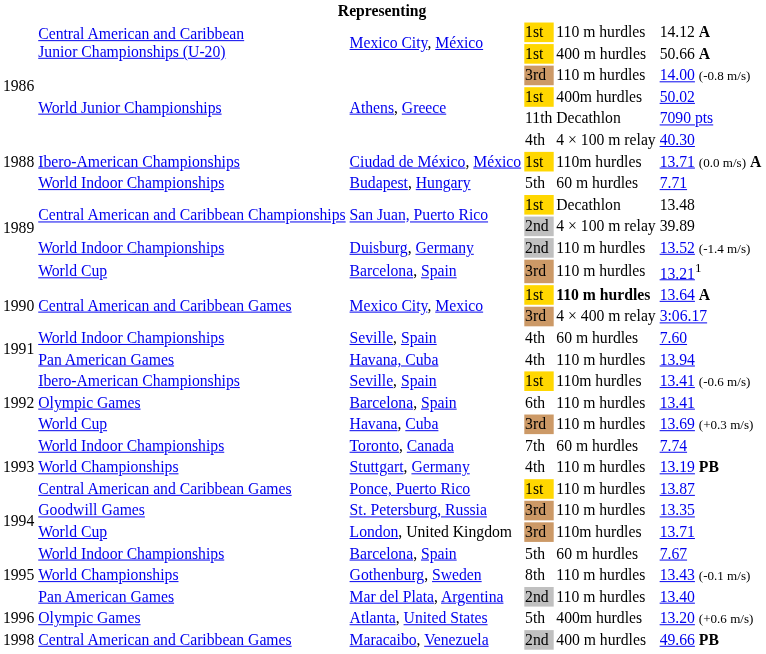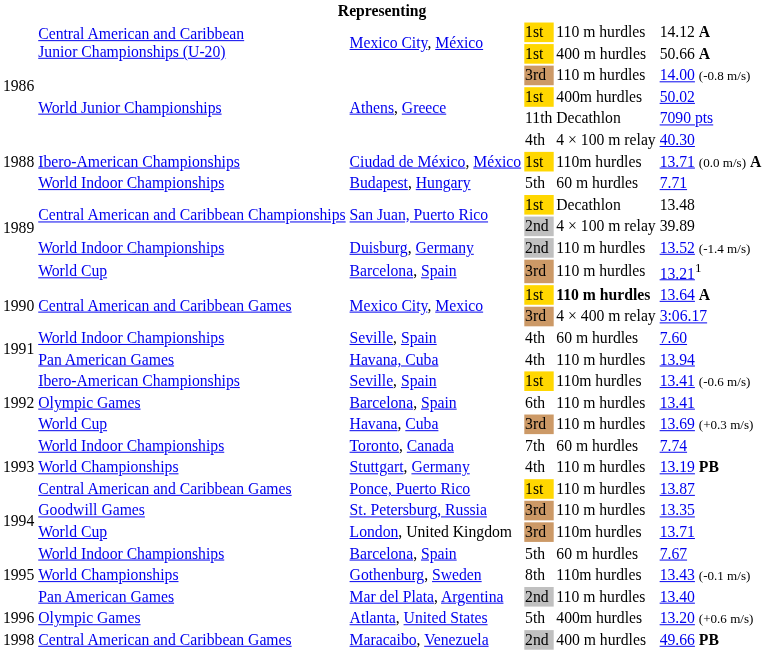(601, 575) 110 m hurdles -> (599, 575) 110m hurdles
